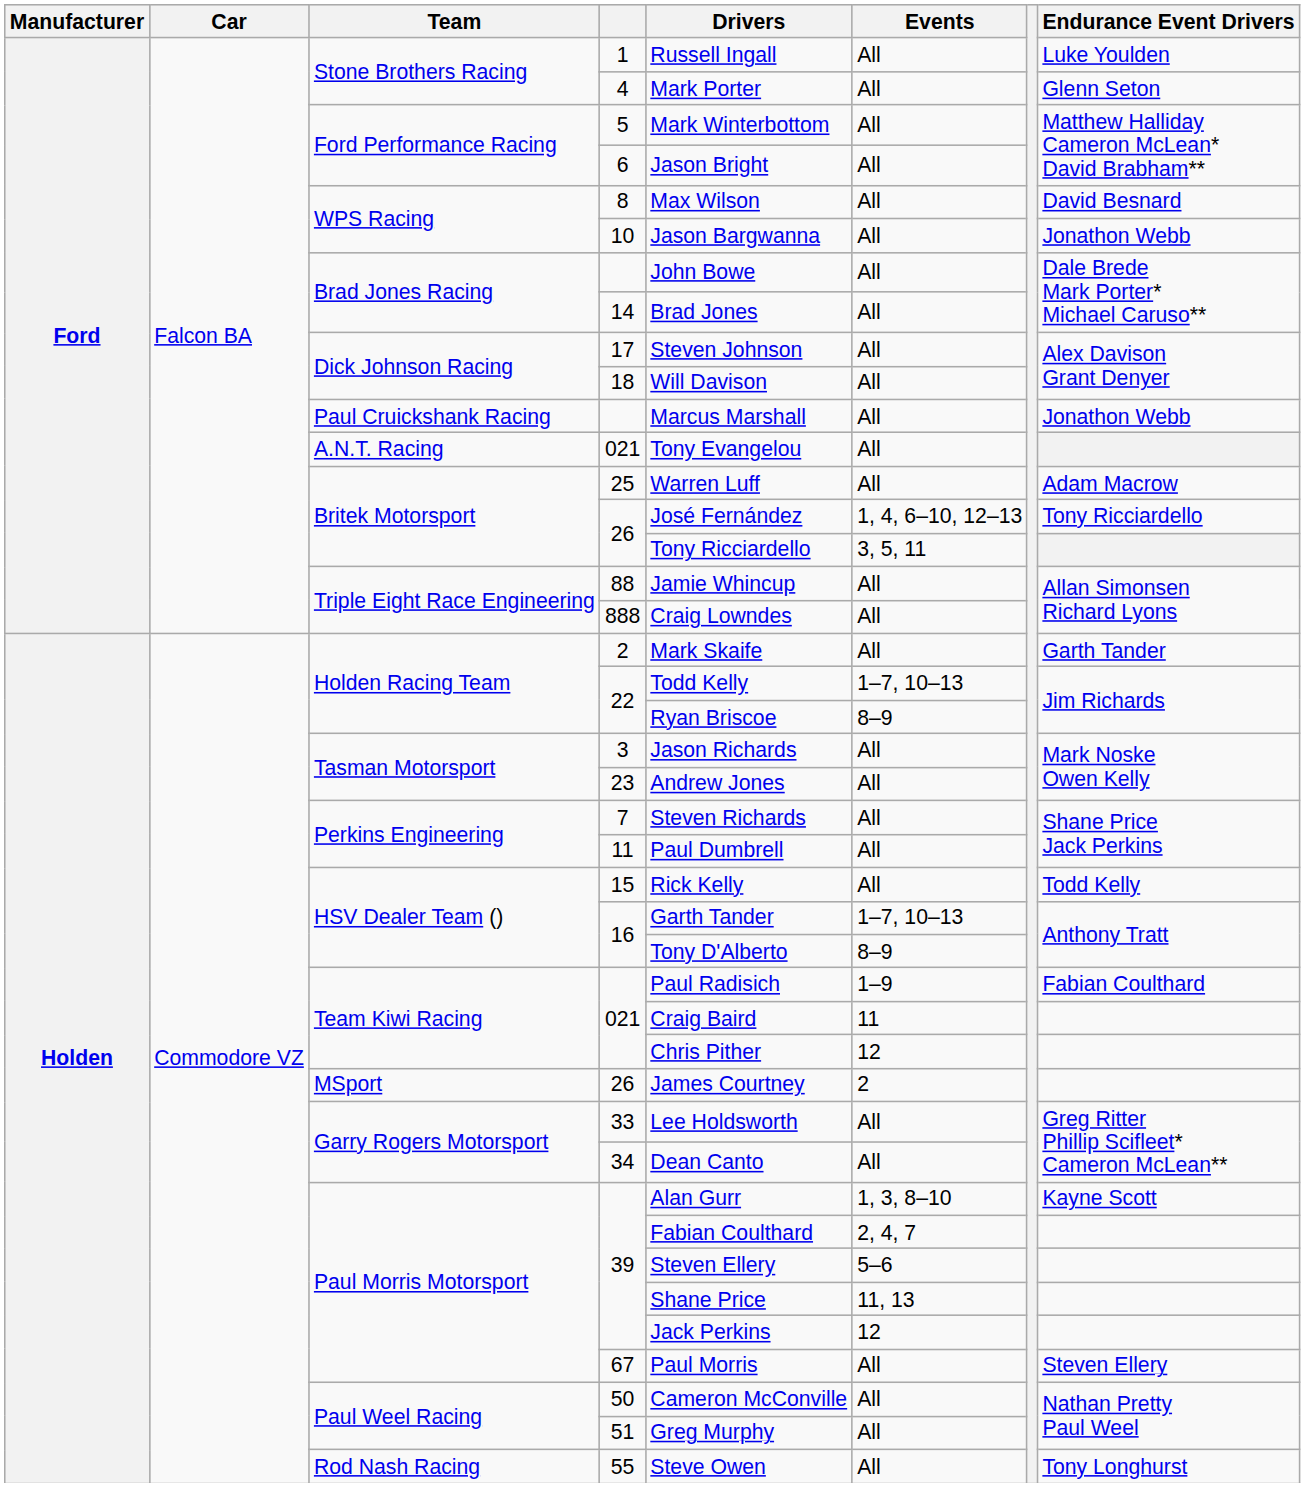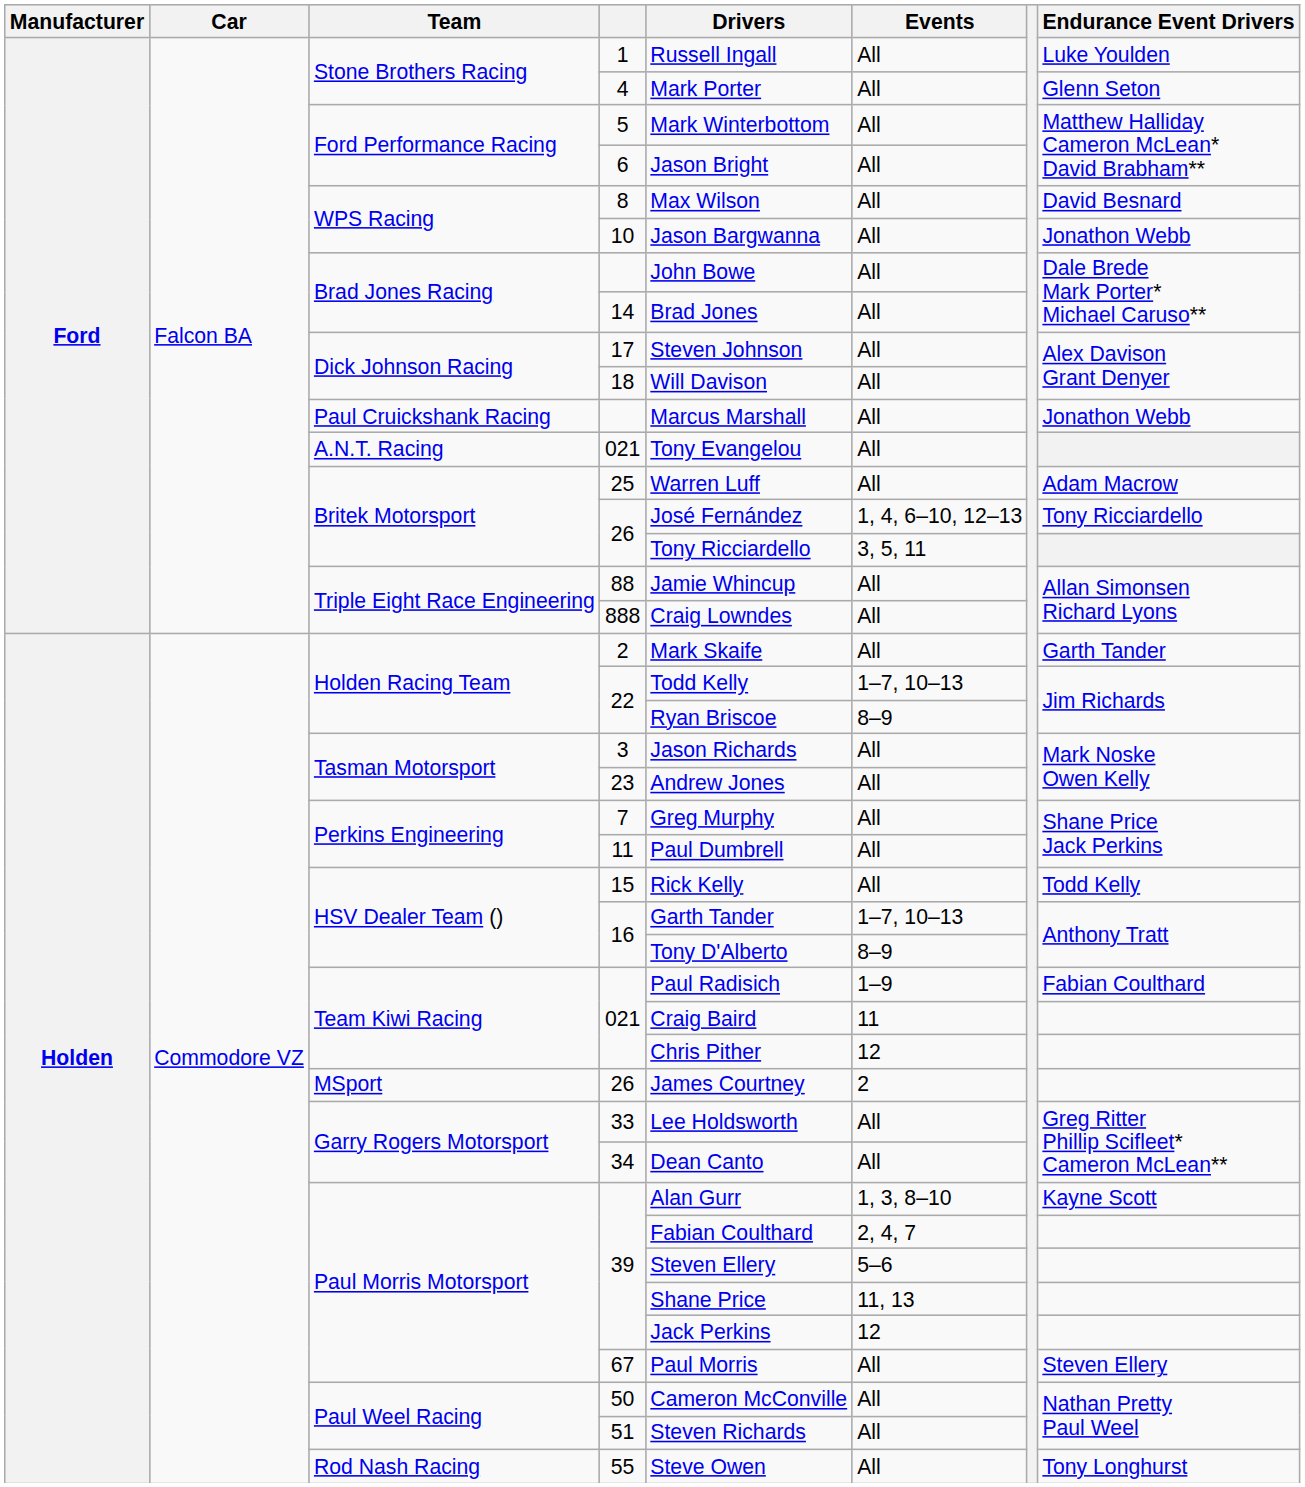(728, 817) Steven Richards -> (712, 817) Greg Murphy
(712, 1432) Greg Murphy -> (728, 1432) Steven Richards
